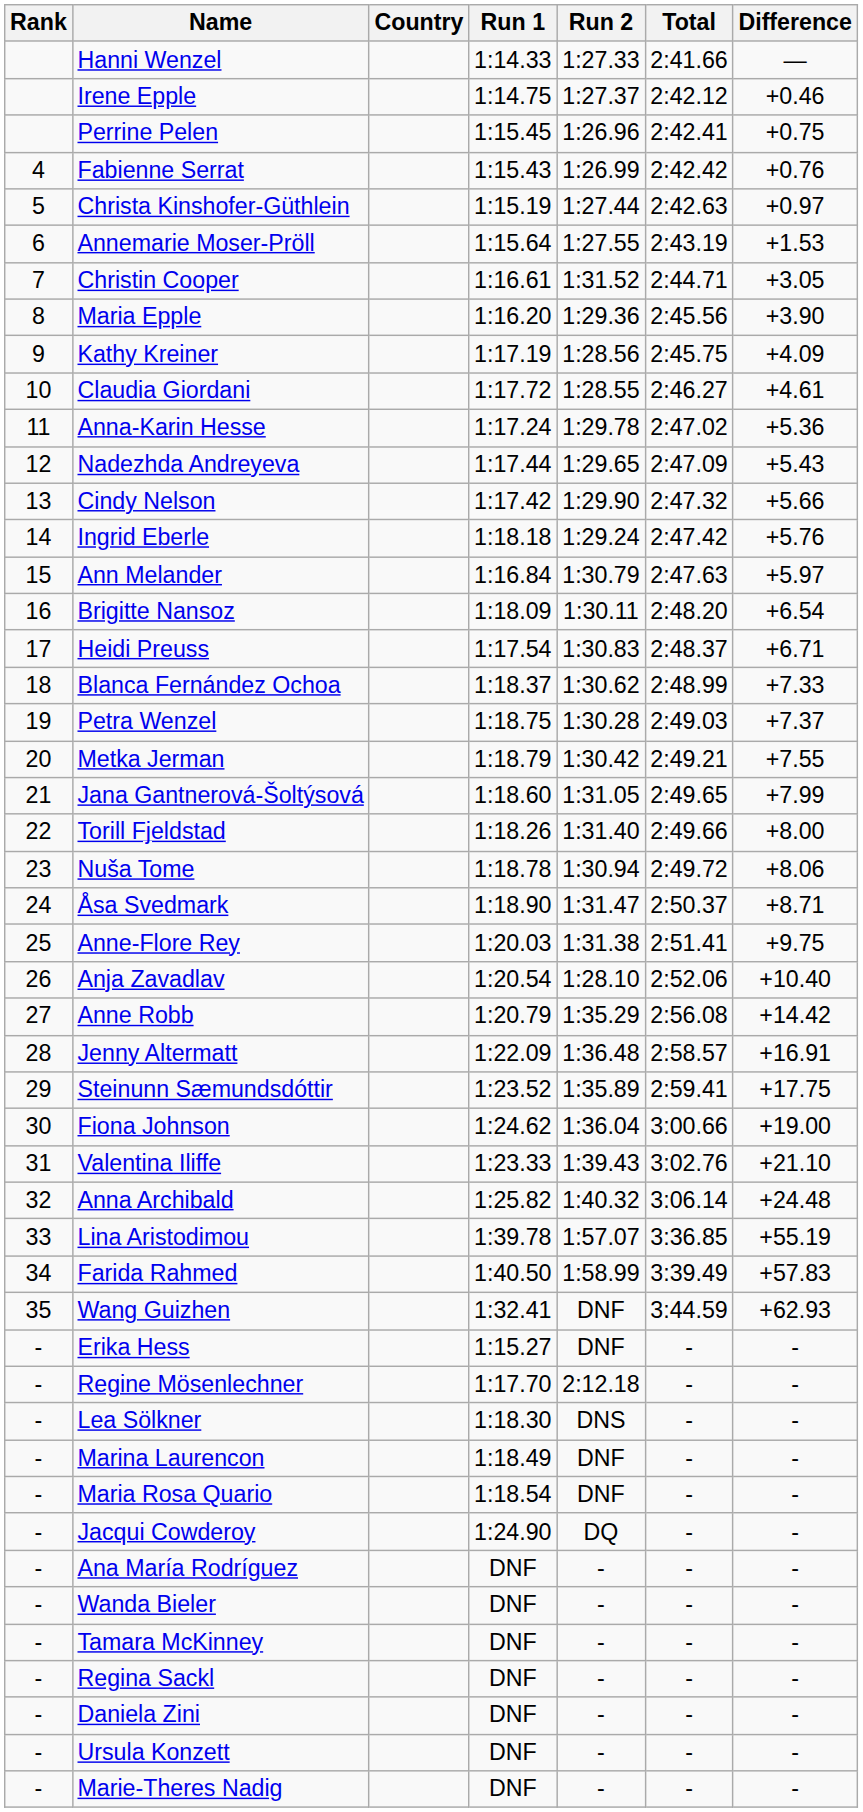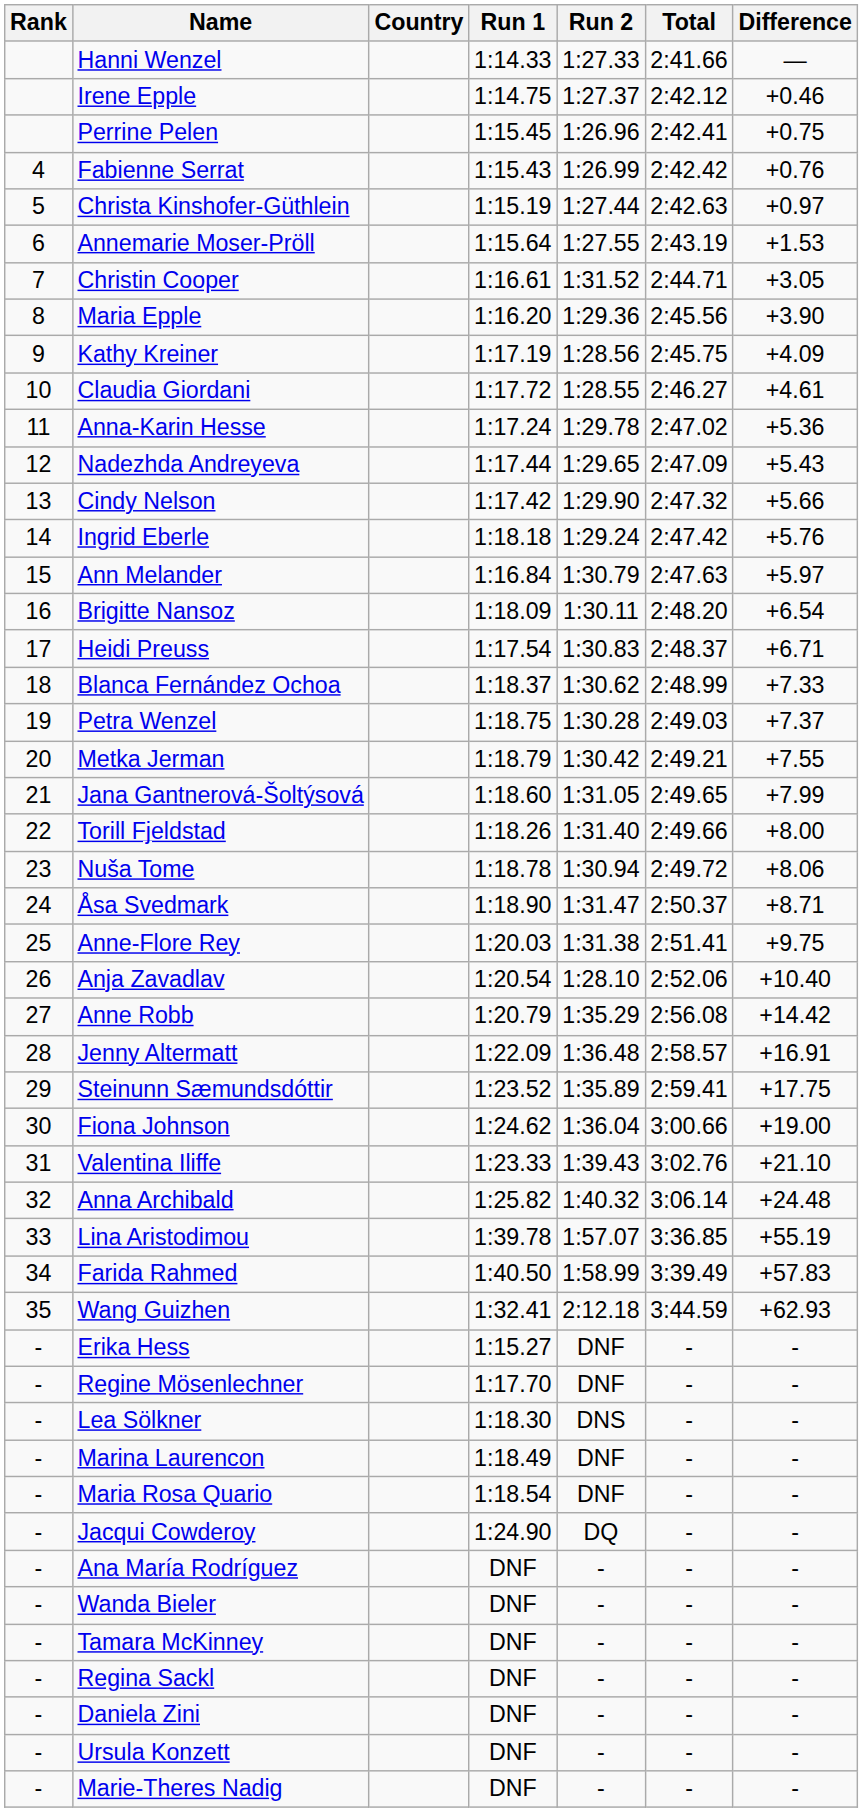(601, 1310) DNF -> (601, 1310) 2:12.18
(601, 1384) 2:12.18 -> (601, 1384) DNF
